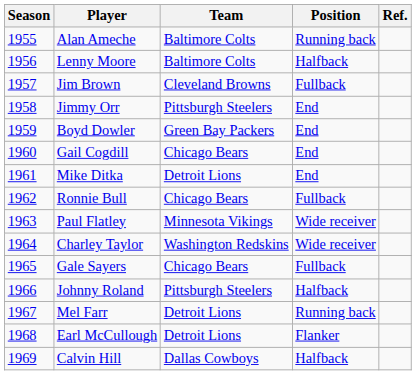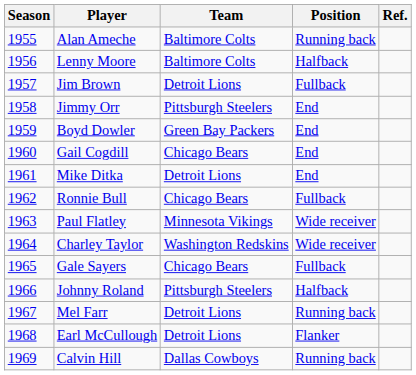(217, 84) Cleveland Browns -> (202, 84) Detroit Lions
(322, 358) Halfback -> (336, 358) Running back
